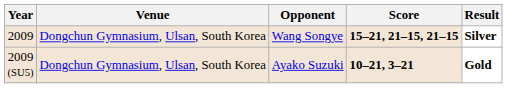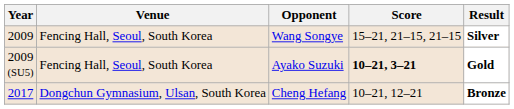(153, 36) Dongchun Gymnasium, Ulsan, South Korea -> (126, 36) Fencing Hall, Seoul, South Korea
(404, 36) bold -> (407, 36) normal
(153, 65) Dongchun Gymnasium, Ulsan, South Korea -> (126, 65) Fencing Hall, Seoul, South Korea
+ row: (309, 94)
